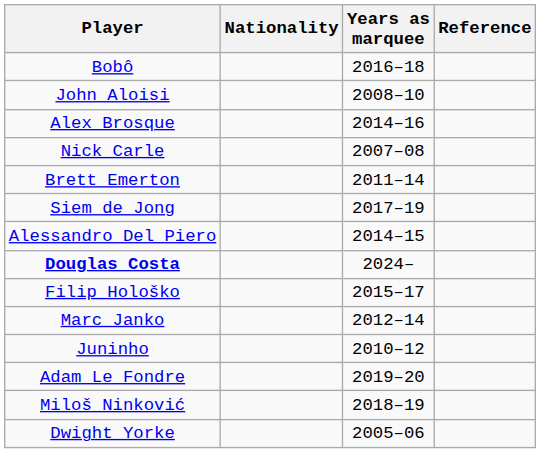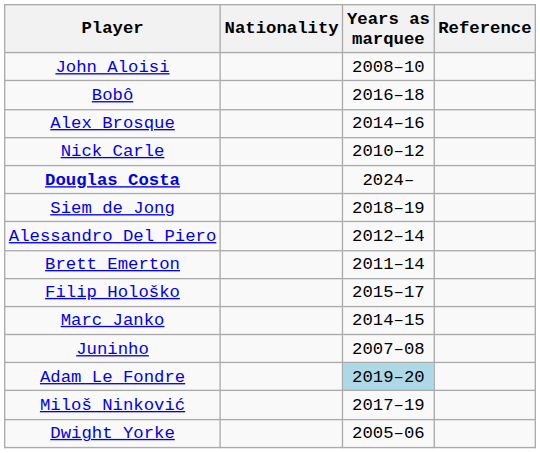rows swapped: (113, 95) <-> (113, 67)
(388, 151) 2007–08 -> (388, 151) 2010–12
rows swapped: (113, 264) <-> (113, 180)
(388, 208) 2017–19 -> (388, 208) 2018–19
(388, 236) 2014–15 -> (388, 236) 2012–14
(388, 320) 2012–14 -> (388, 320) 2014–15
(388, 349) 2010–12 -> (388, 349) 2007–08
(388, 377) no background -> (388, 377) lightblue background
(388, 405) 2018–19 -> (388, 405) 2017–19
